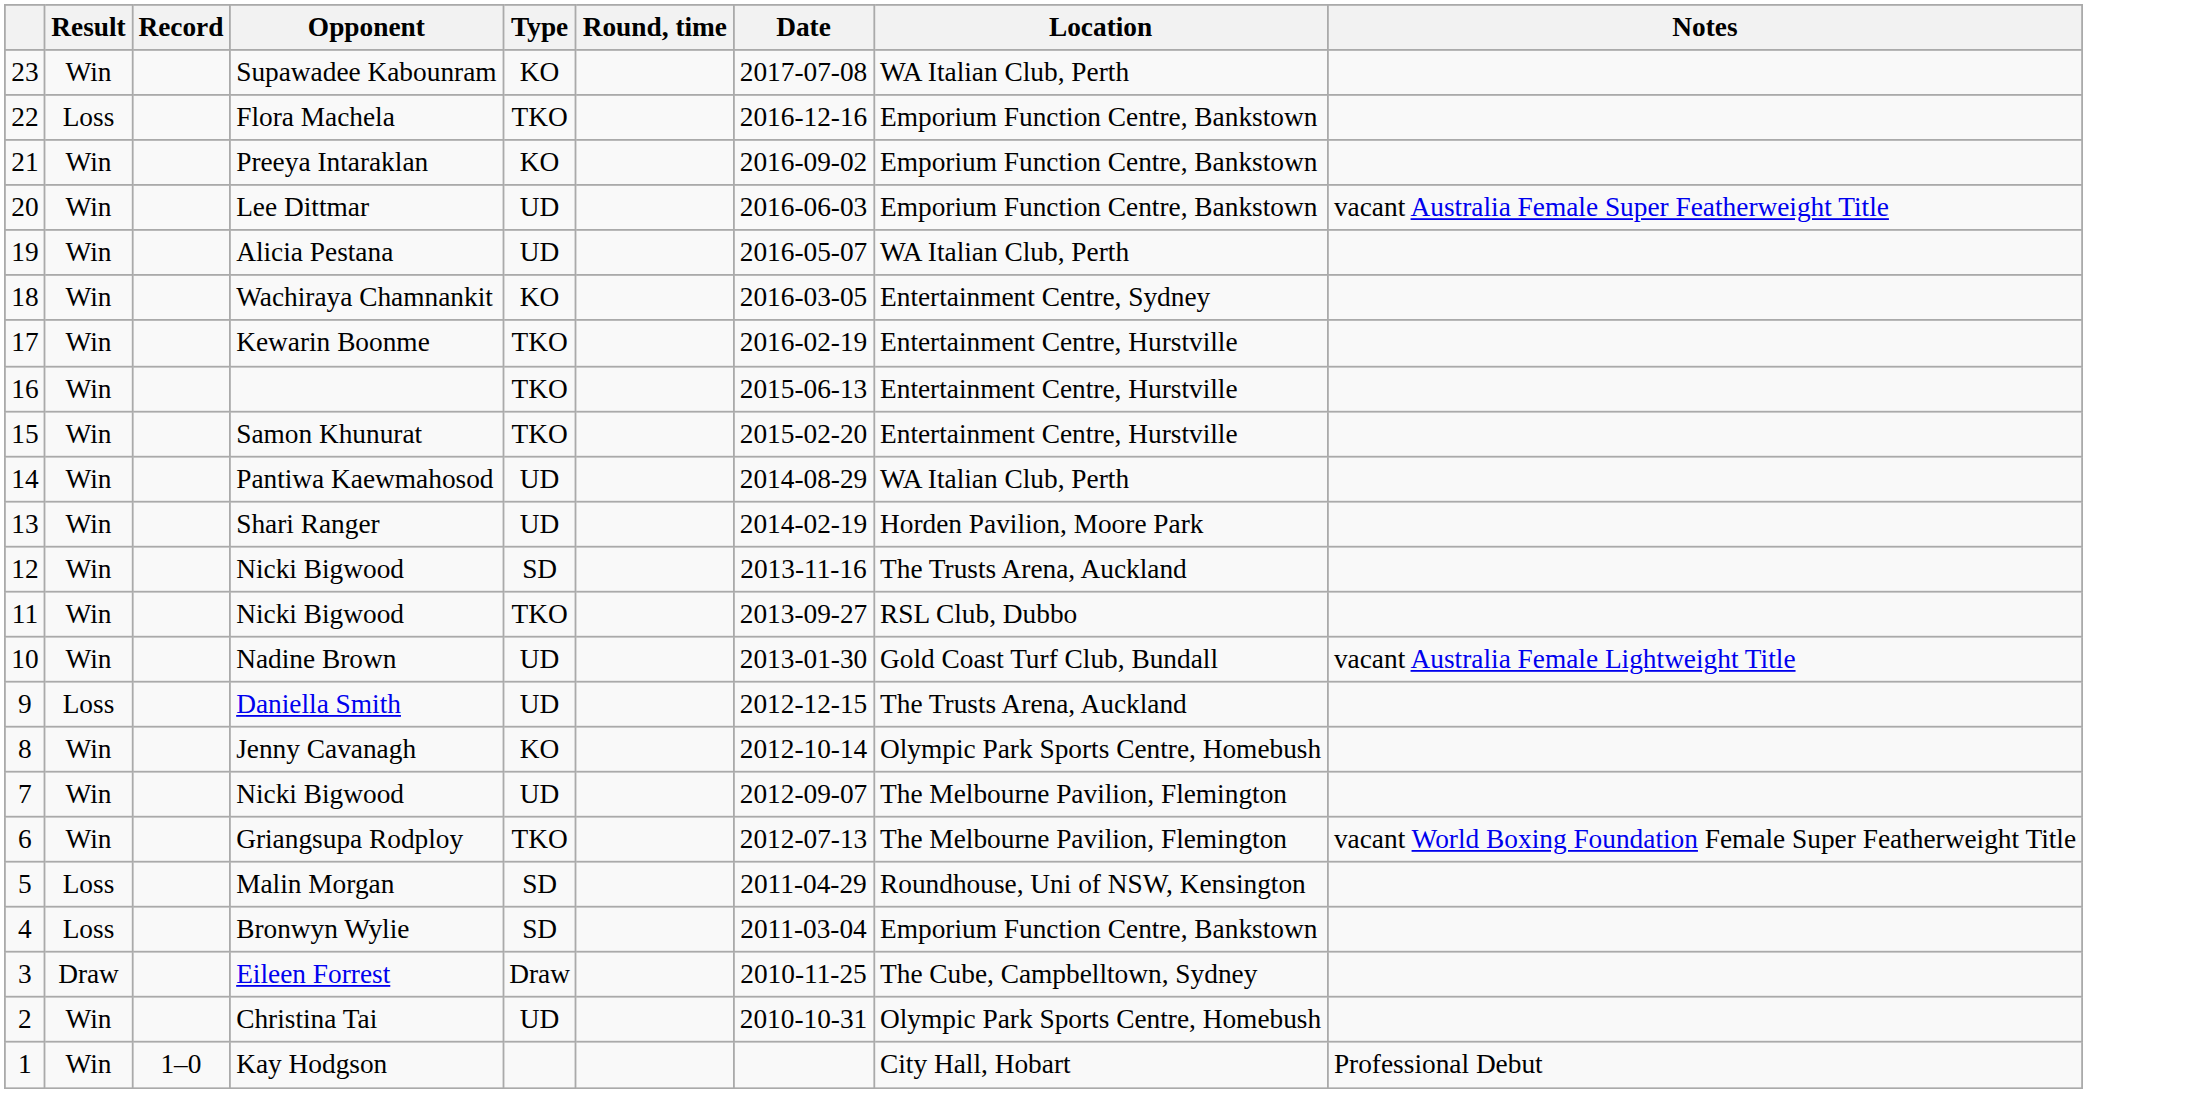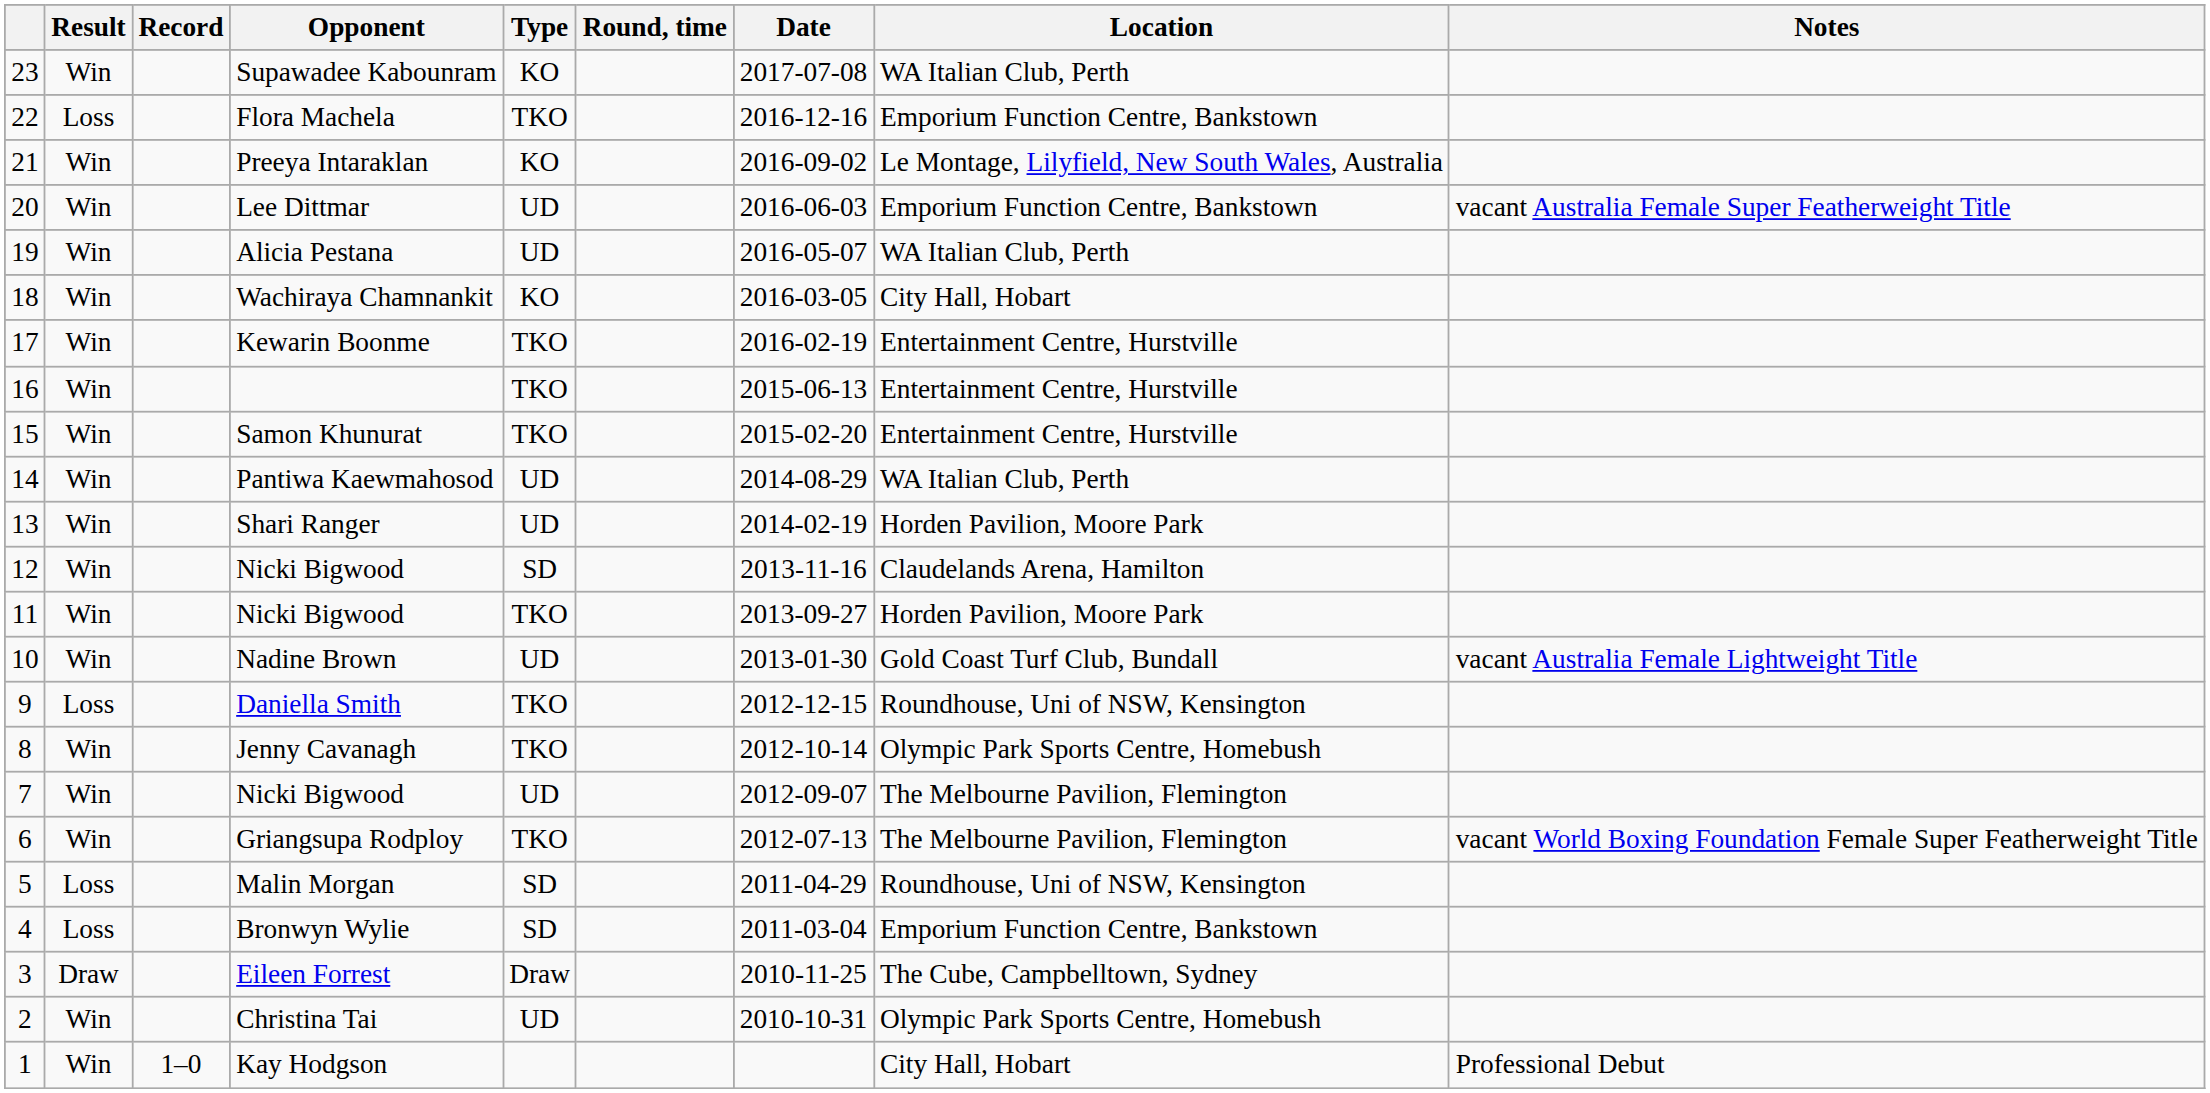(1099, 162) Emporium Function Centre, Bankstown -> (1161, 162) Le Montage, Lilyfield, New South Wales, Australia
(1045, 297) Entertainment Centre, Sydney -> (975, 297) City Hall, Hobart
(1033, 568) The Trusts Arena, Auckland -> (1042, 568) Claudelands Arena, Hamilton
(979, 613) RSL Club, Dubbo -> (1042, 613) Horden Pavilion, Moore Park
(540, 703) UD -> (540, 703) TKO
(1033, 703) The Trusts Arena, Auckland -> (1093, 703) Roundhouse, Uni of NSW, Kensington
(540, 749) KO -> (540, 749) TKO
